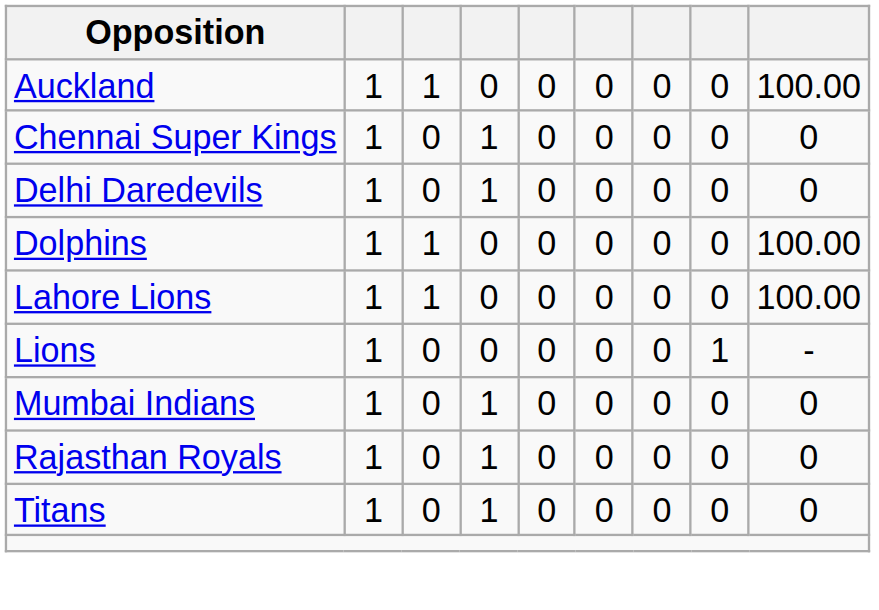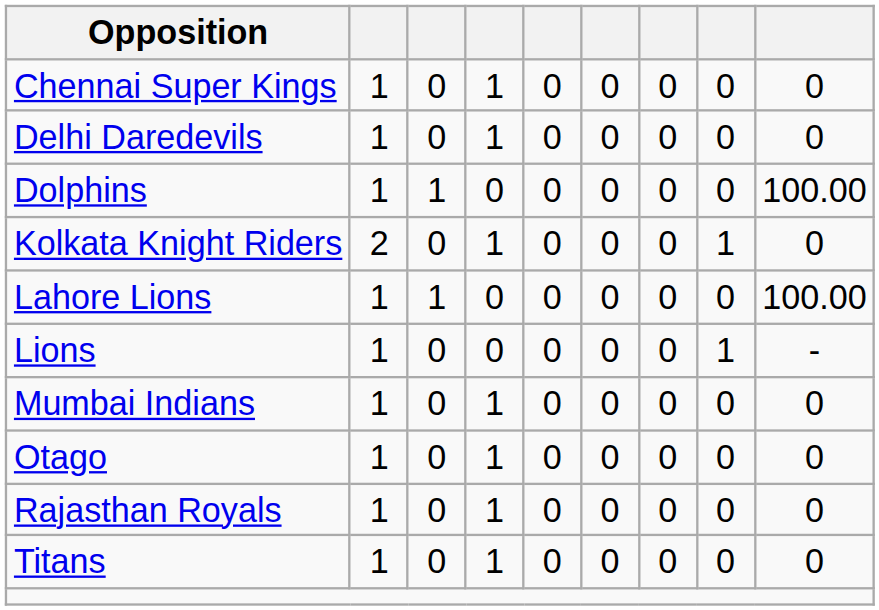- row: (84, 85)
+ row: (178, 244)
+ row: (60, 456)
